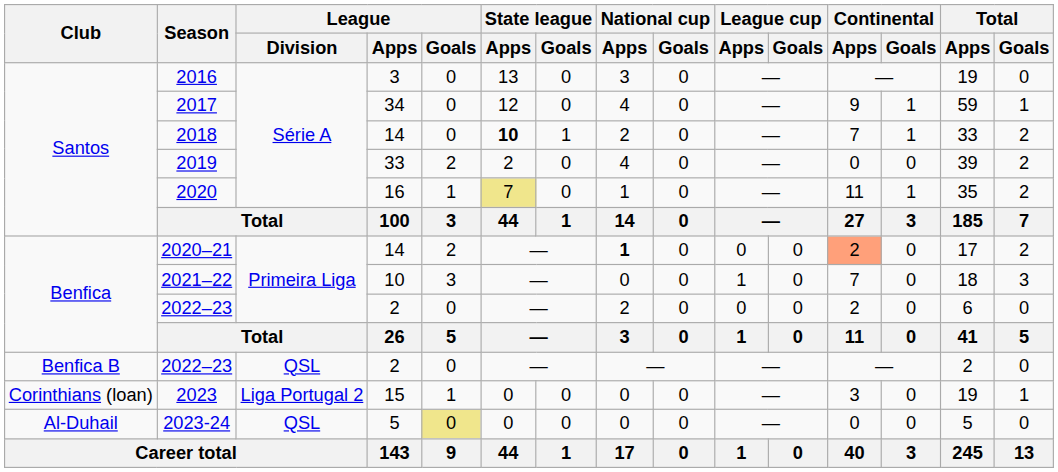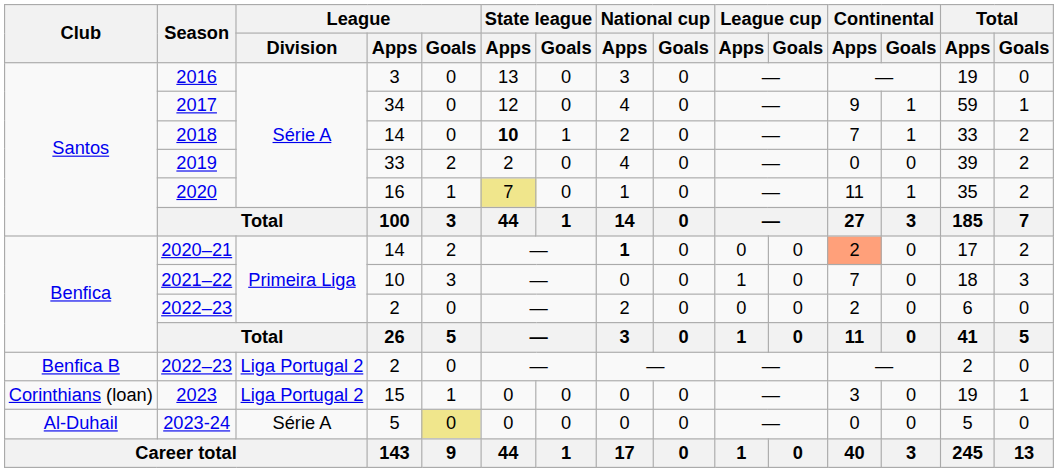(302, 366) QSL -> (302, 366) Liga Portugal 2
(302, 423) QSL -> (302, 423) Série A
